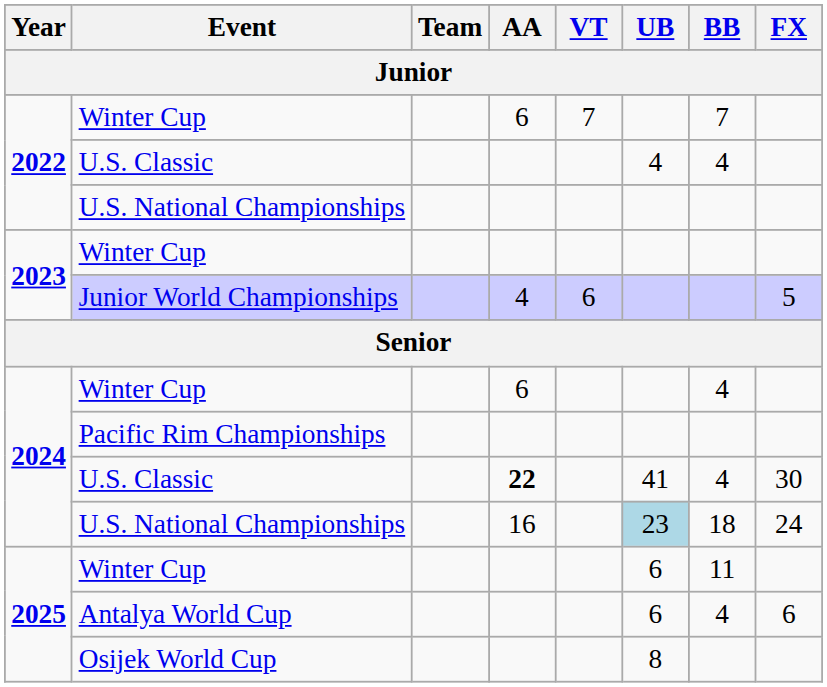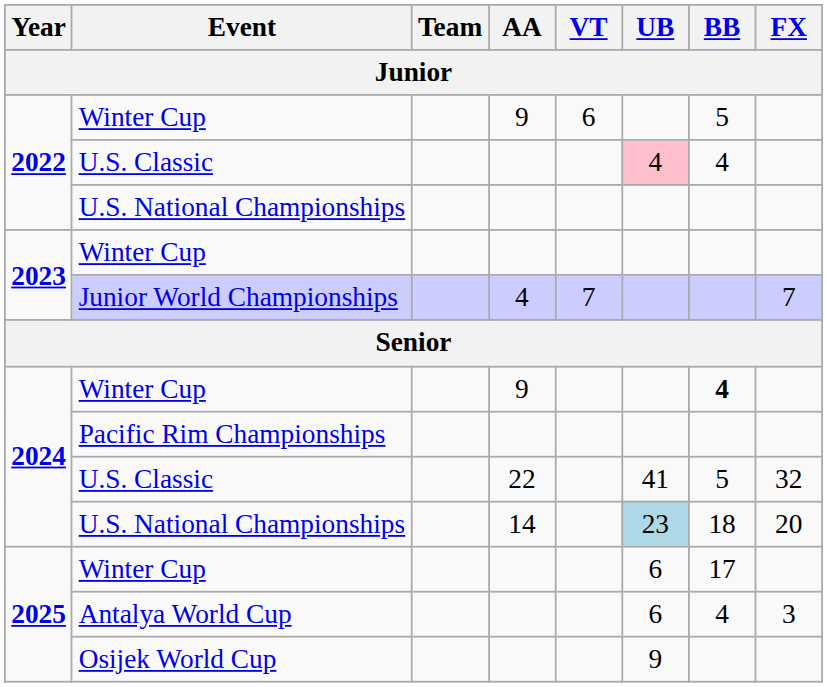(522, 117) 6 -> (522, 117) 9
(589, 117) 7 -> (589, 117) 6
(722, 117) 7 -> (722, 117) 5
(655, 162) no background -> (655, 162) pink background
(589, 297) 6 -> (589, 297) 7
(789, 297) 5 -> (789, 297) 7
(522, 388) 6 -> (522, 388) 9
(722, 388) normal -> (722, 388) bold
(522, 478) bold -> (522, 478) normal
(722, 478) 4 -> (722, 478) 5
(789, 478) 30 -> (789, 478) 32
(522, 523) 16 -> (522, 523) 14
(789, 523) 24 -> (789, 523) 20
(722, 568) 11 -> (722, 568) 17
(789, 613) 6 -> (789, 613) 3
(655, 658) 8 -> (655, 658) 9
